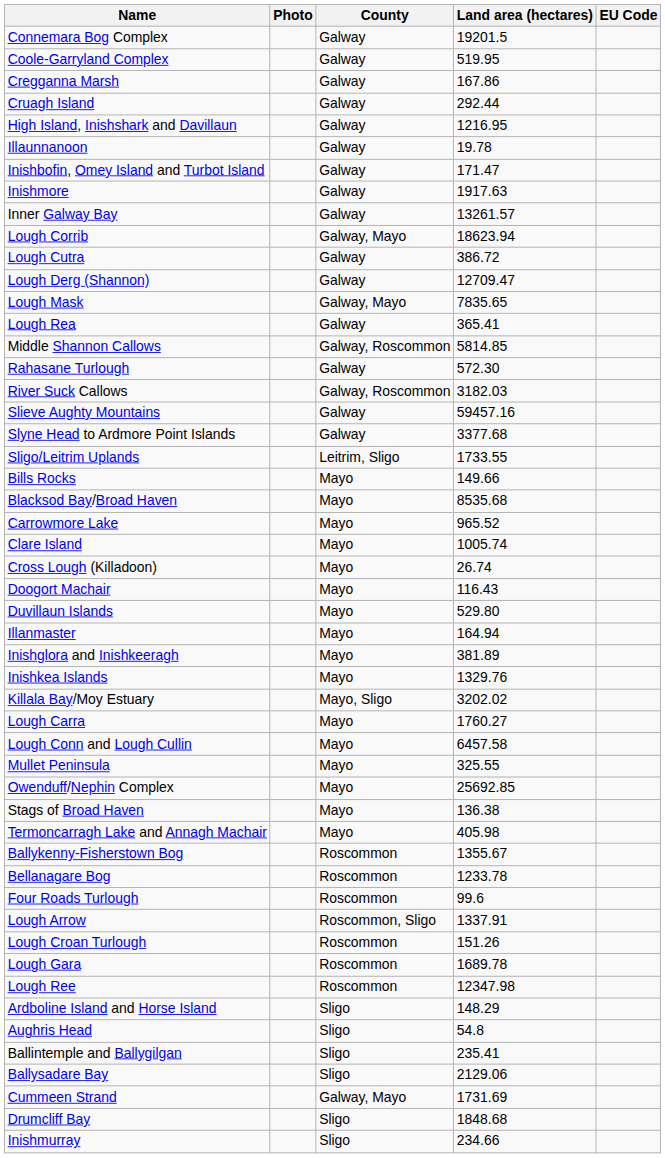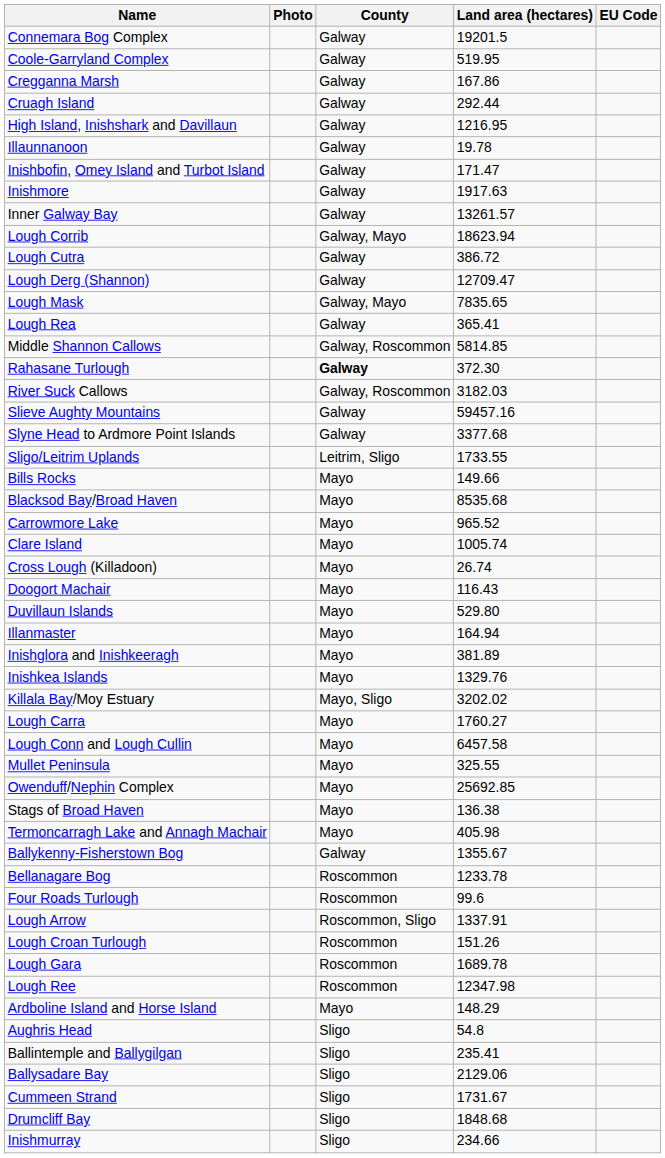(342, 368) normal -> (344, 368) bold
(478, 368) 572.30 -> (478, 368) 372.30
(358, 854) Roscommon -> (342, 854) Galway
(335, 1008) Sligo -> (336, 1008) Mayo
(363, 1097) Galway, Mayo -> (335, 1097) Sligo
(482, 1097) 1731.69 -> (482, 1097) 1731.67
